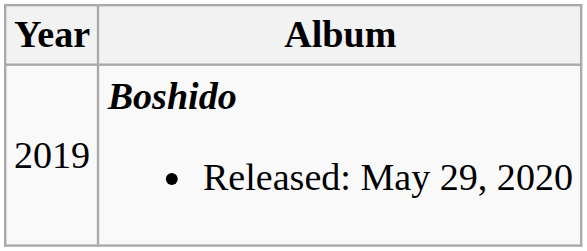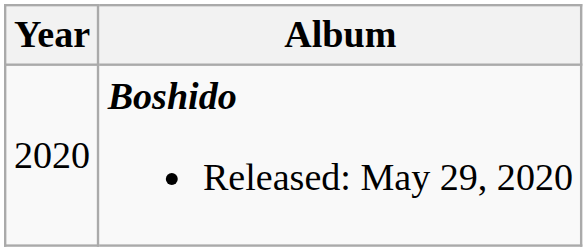(52, 154) 2019 -> (52, 154) 2020
